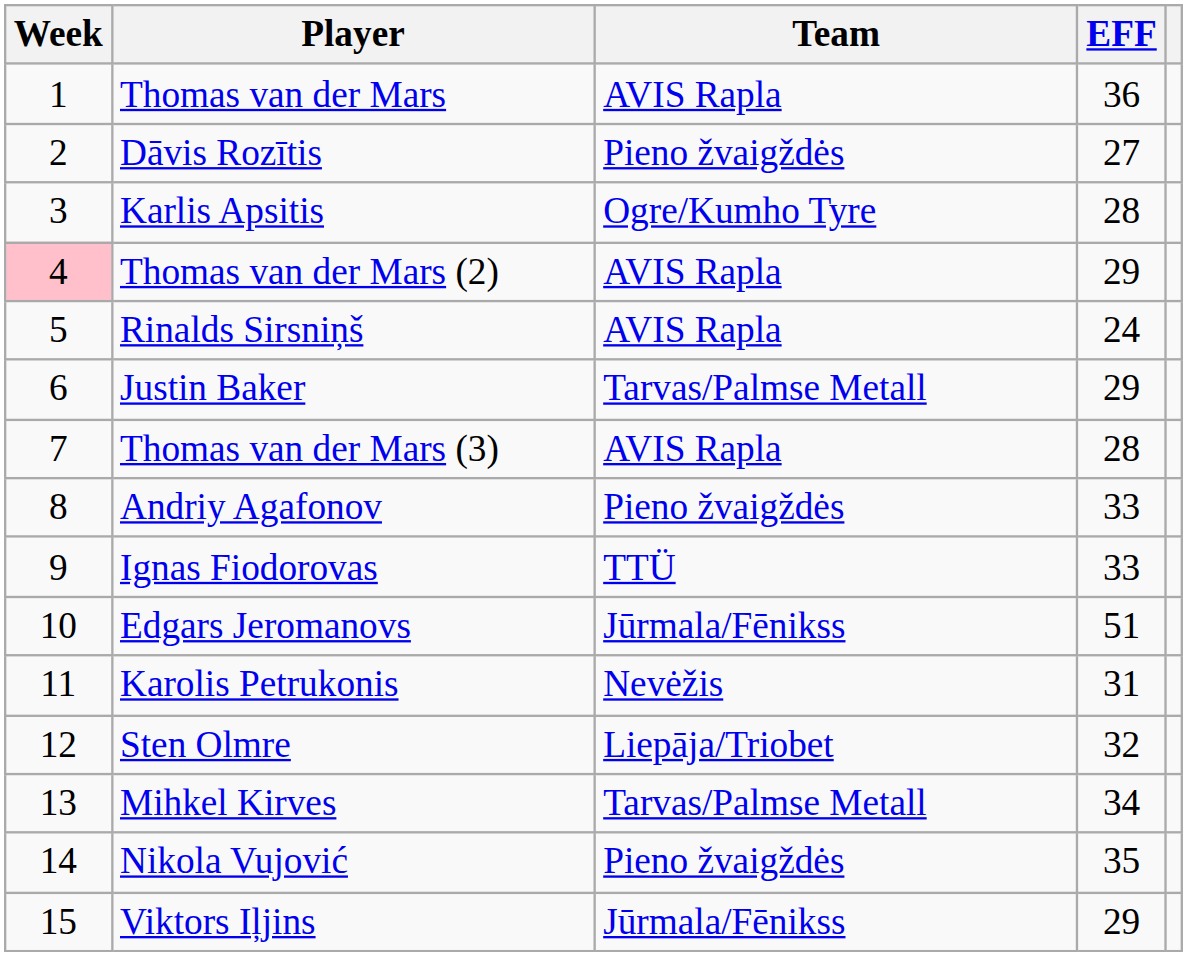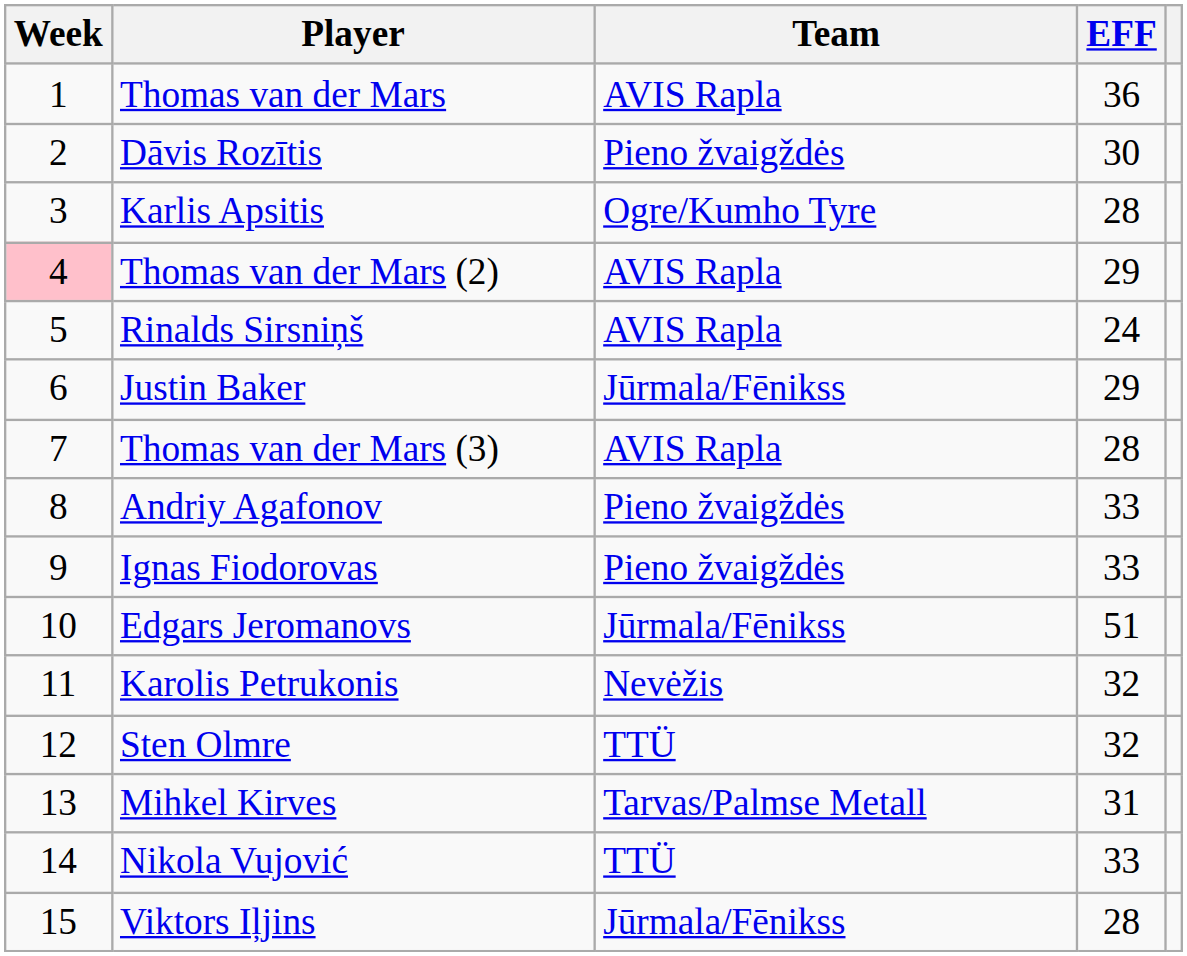(1122, 152) 27 -> (1122, 152) 30
(765, 388) Tarvas/Palmse Metall -> (724, 388) Jūrmala/Fēnikss
(639, 566) TTÜ -> (724, 566) Pieno žvaigždės
(1122, 684) 31 -> (1122, 684) 32
(718, 743) Liepāja/Triobet -> (639, 743) TTÜ
(1122, 802) 34 -> (1122, 802) 31
(724, 861) Pieno žvaigždės -> (639, 861) TTÜ
(1122, 861) 35 -> (1122, 861) 33
(1122, 920) 29 -> (1122, 920) 28
